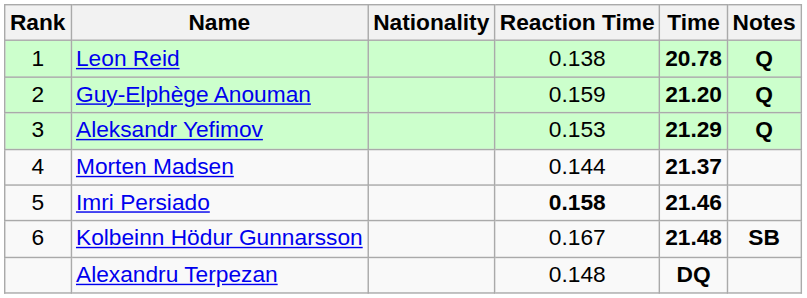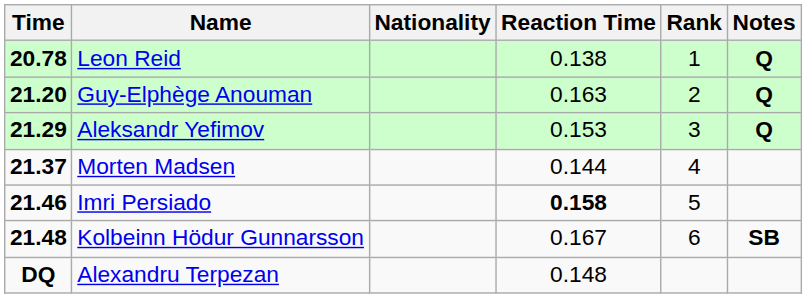columns swapped: (38, 22) <-> (694, 22)
(577, 94) 0.159 -> (579, 94) 0.163
